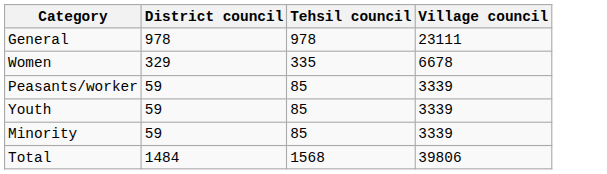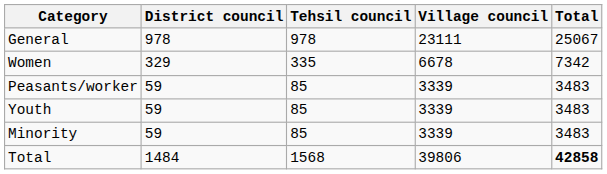+ column: (577, 16)
